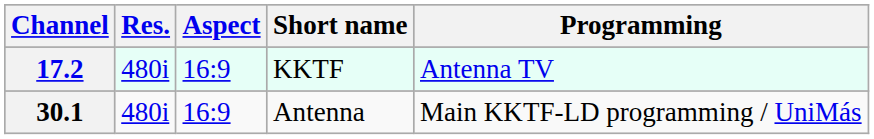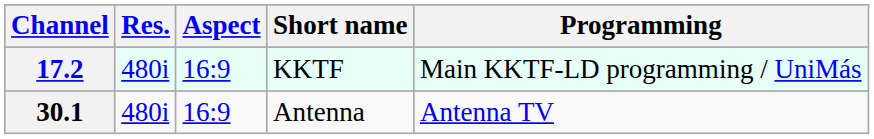(487, 68) Antenna TV -> (641, 68) Main KKTF-LD programming / UniMás
(641, 111) Main KKTF-LD programming / UniMás -> (487, 111) Antenna TV
